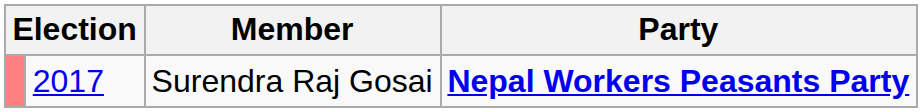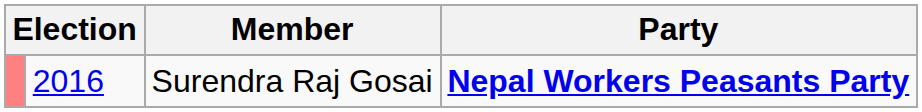(68, 80) 2017 -> (68, 80) 2016
